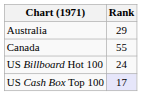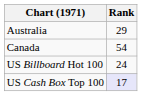(122, 47) 55 -> (122, 47) 54
